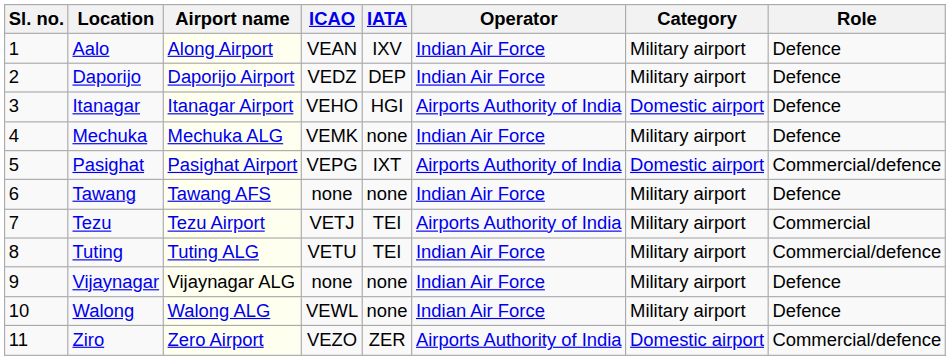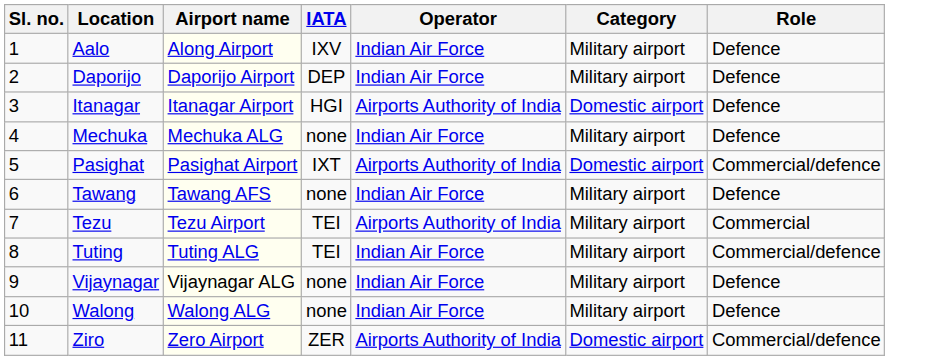- column: (332, 19)
